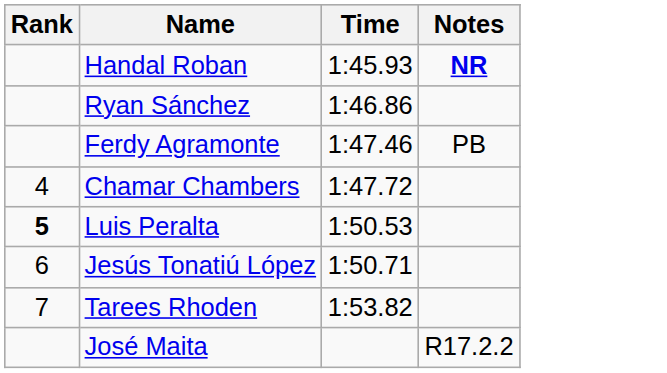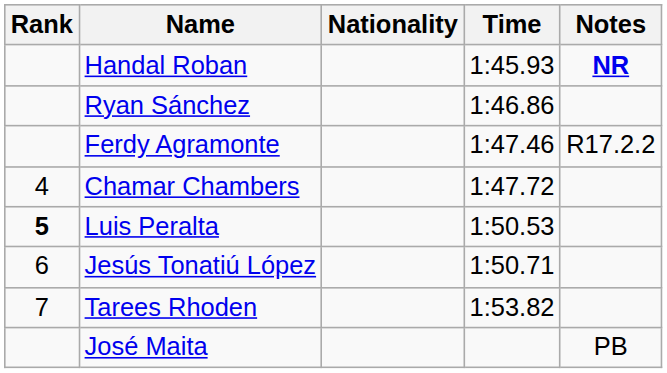+ column: (393, 24)
(469, 145) PB -> (611, 145) R17.2.2
(469, 347) R17.2.2 -> (611, 347) PB
